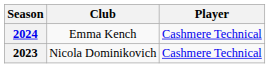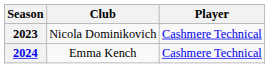rows swapped: (25, 53) <-> (25, 33)
